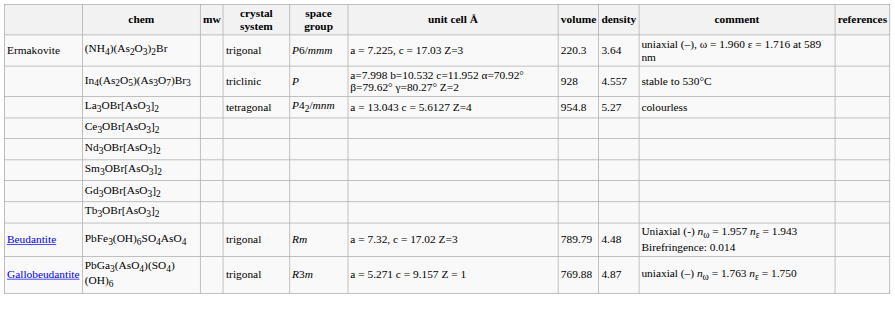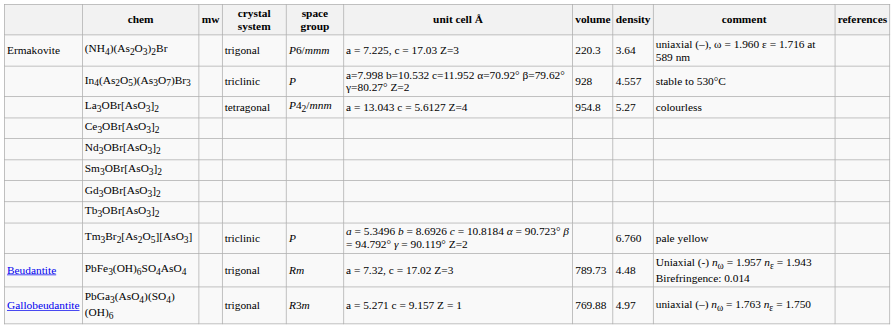+ row: (139, 238)
(576, 239) 789.79 -> (591, 270) 789.73
(611, 274) 4.87 -> (626, 305) 4.97
